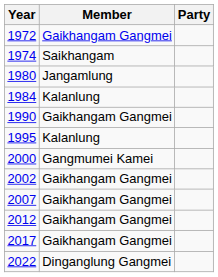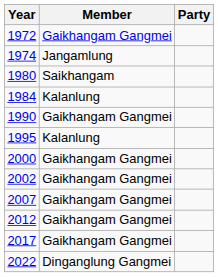(78, 55) Saikhangam -> (78, 55) Jangamlung
(78, 76) Jangamlung -> (78, 76) Saikhangam
(98, 158) Gangmumei Kamei -> (107, 158) Gaikhangam Gangmei
